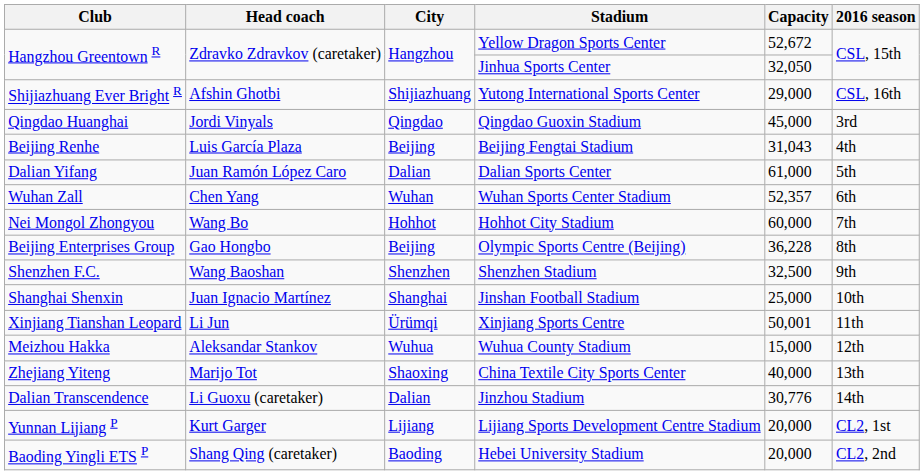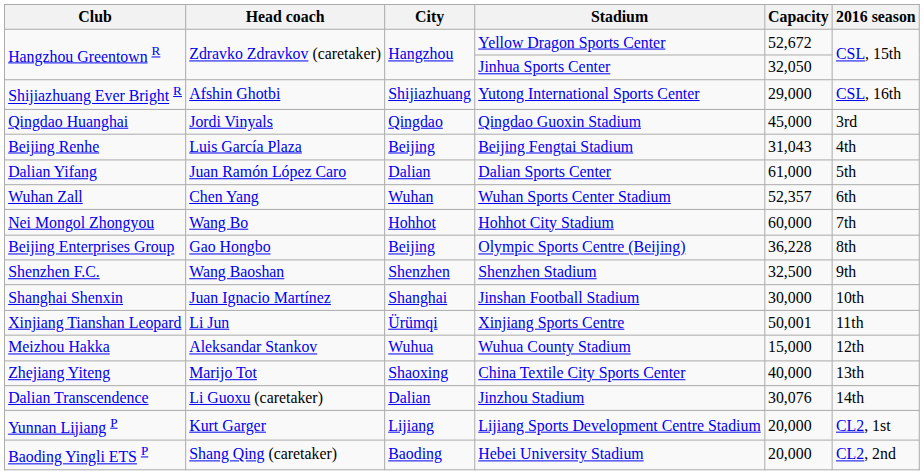(790, 297) 25,000 -> (790, 297) 30,000
(790, 398) 30,776 -> (790, 398) 30,076
